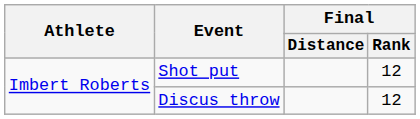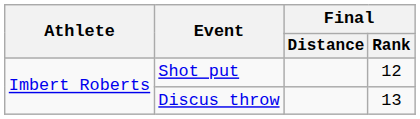(391, 100) 12 -> (391, 100) 13
